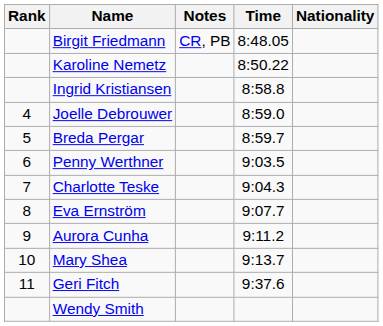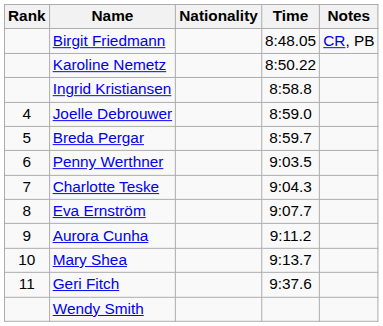columns swapped: (335, 16) <-> (205, 16)
